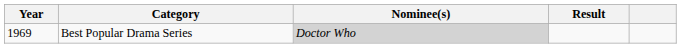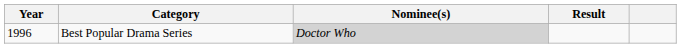(19, 33) 1969 -> (19, 33) 1996
